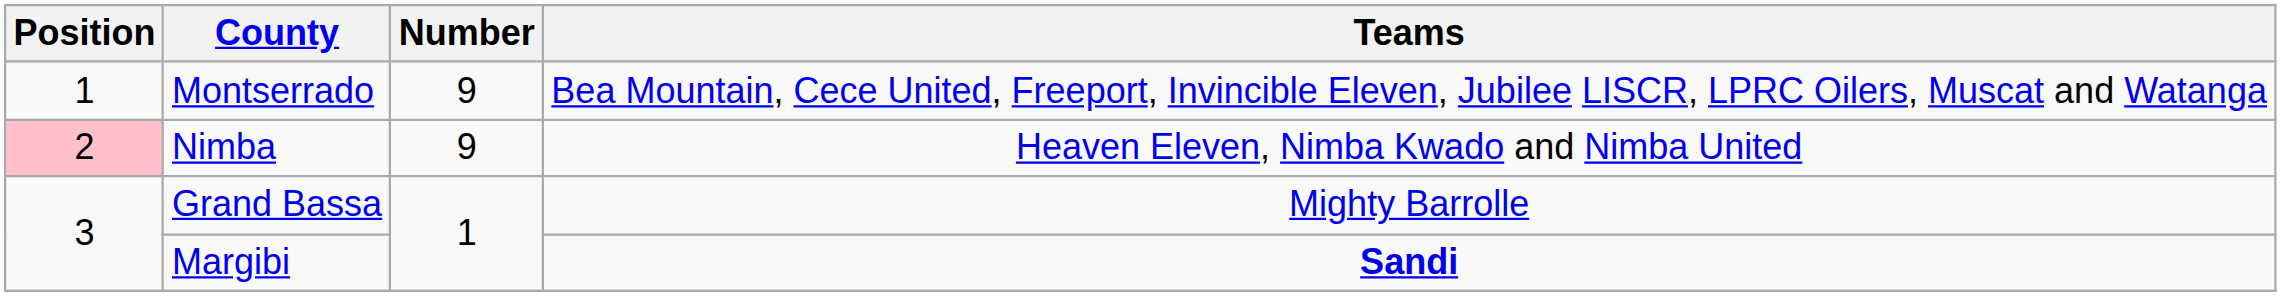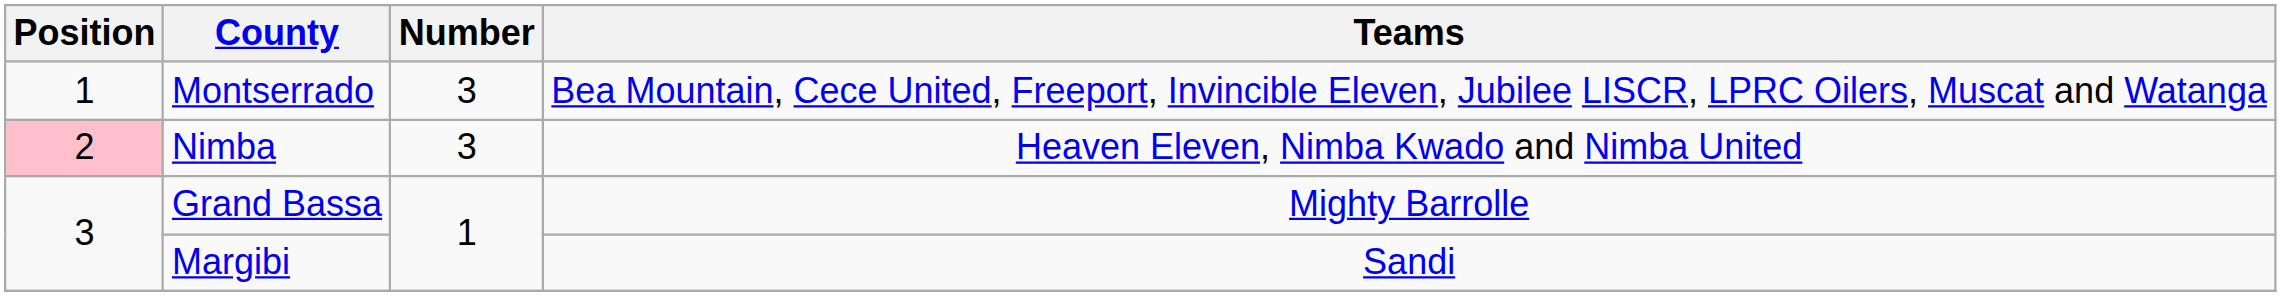(467, 90) 9 -> (467, 90) 3
(467, 147) 9 -> (467, 147) 3
(1409, 261) bold -> (1409, 261) normal
